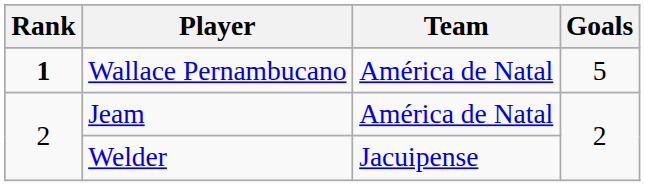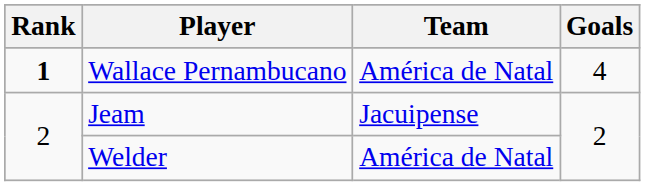(600, 69) 5 -> (600, 69) 4
(456, 113) América de Natal -> (419, 113) Jacuipense
(419, 157) Jacuipense -> (456, 157) América de Natal
